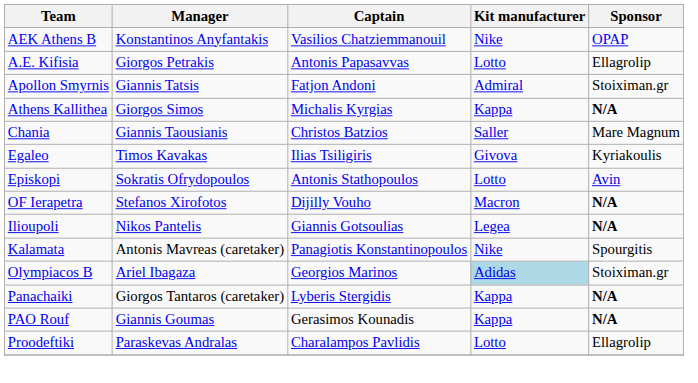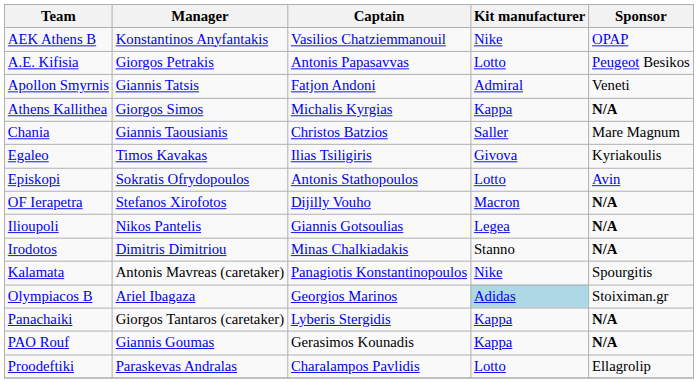(621, 62) Ellagrolip -> (641, 62) Peugeot Besikos
(630, 86) Stoiximan.gr -> (611, 86) Veneti
+ row: (32, 249)
